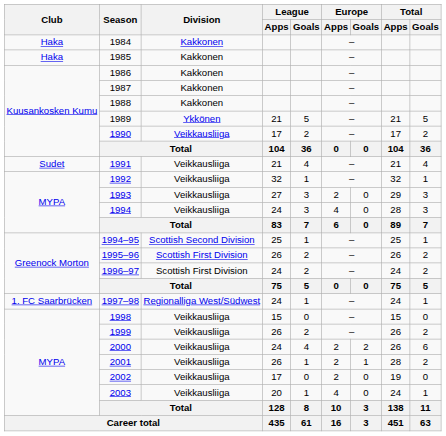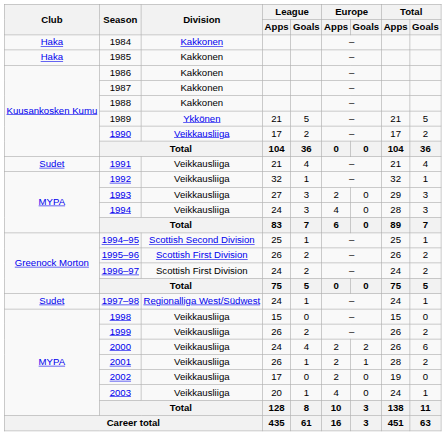(52, 301) 1. FC Saarbrücken -> (52, 301) Sudet
